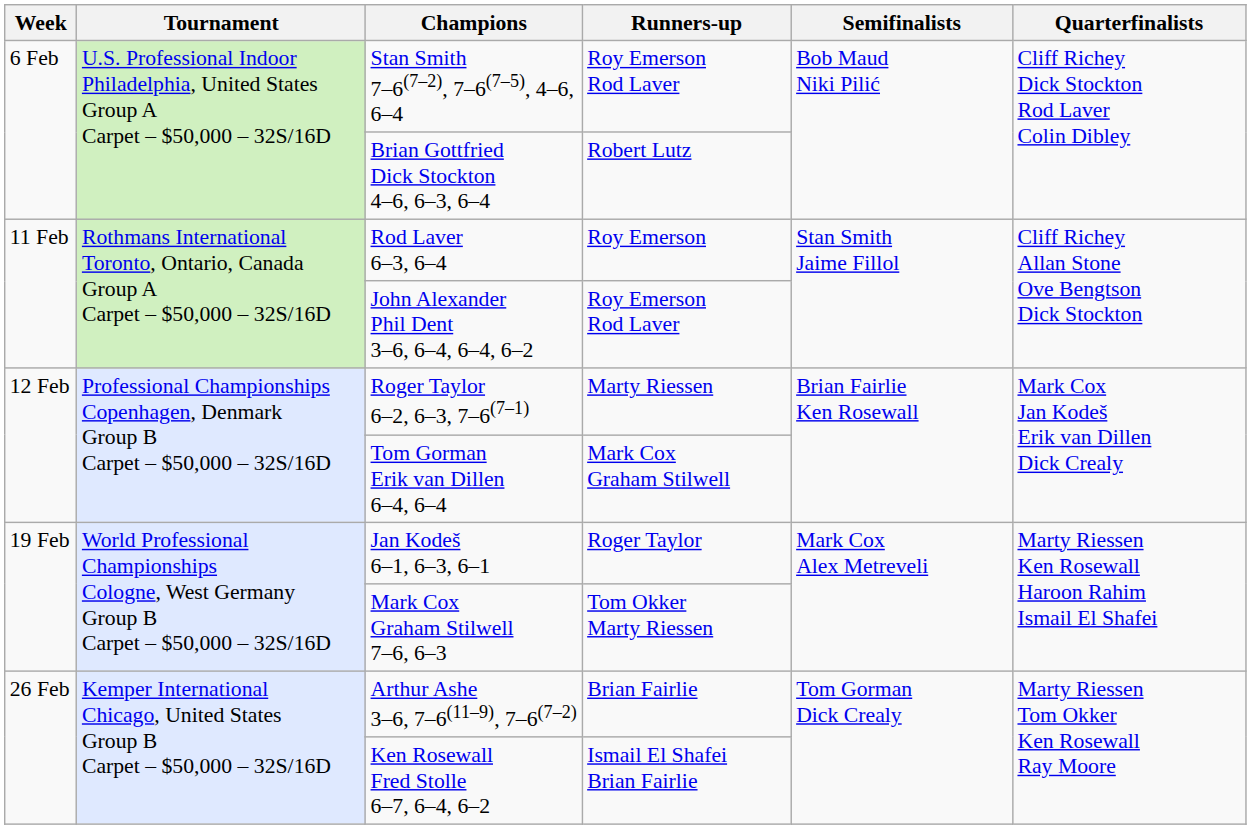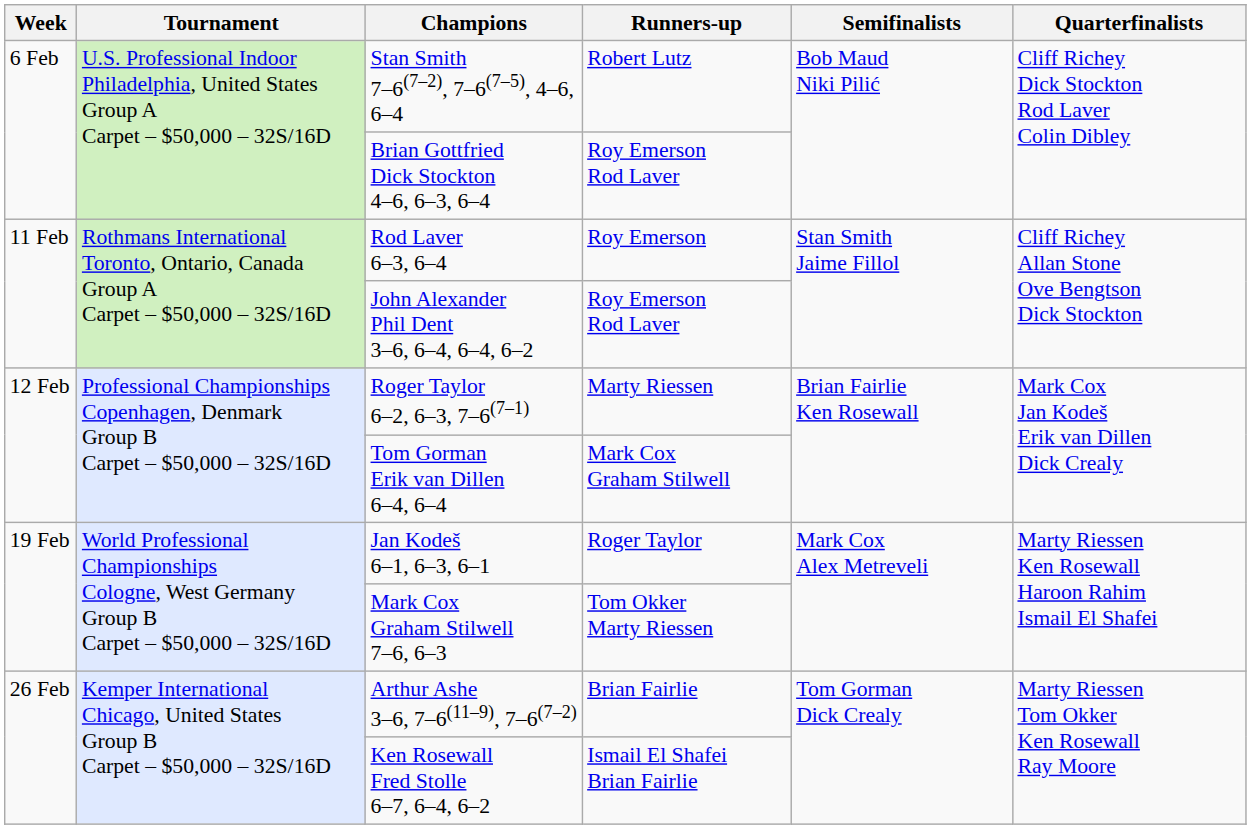(647, 71) Roy Emerson Rod Laver -> (639, 58) Robert Lutz
(639, 150) Robert Lutz -> (647, 163) Roy Emerson Rod Laver
